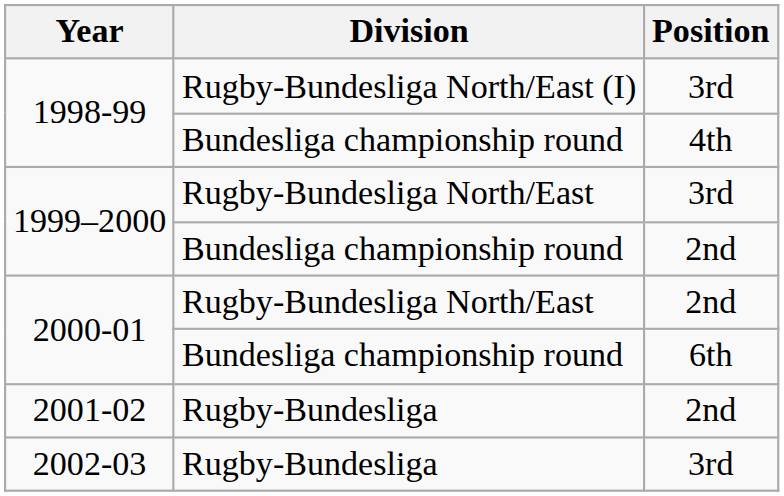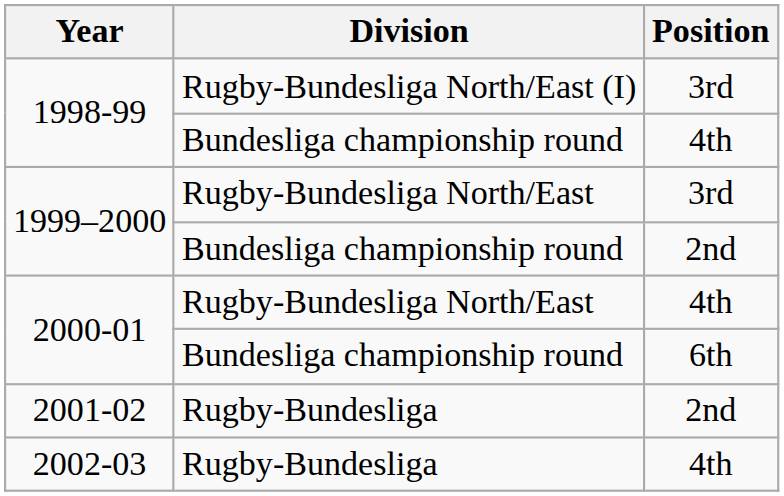(711, 301) 2nd -> (711, 301) 4th
(711, 463) 3rd -> (711, 463) 4th
